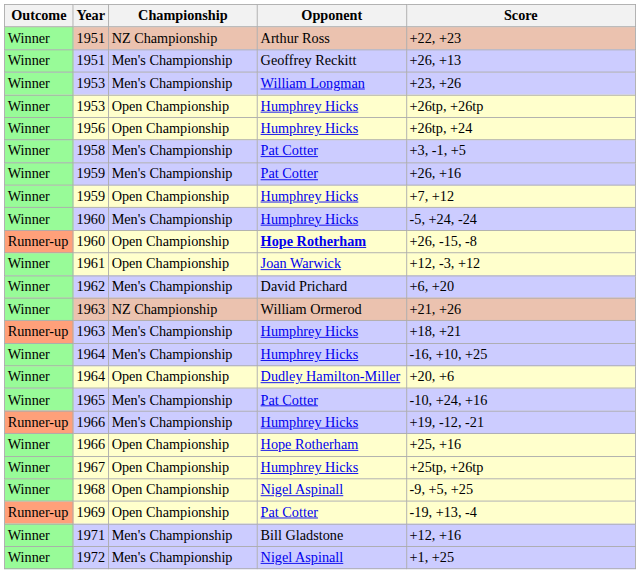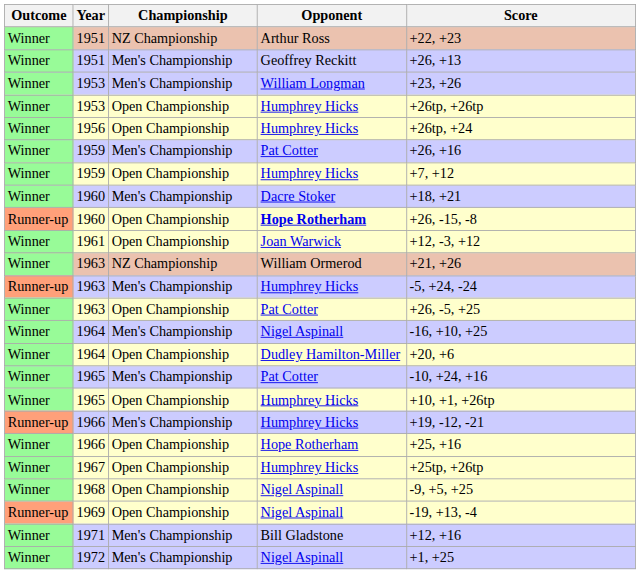- row: (91, 151)
(309, 219) Humphrey Hicks -> (298, 196) Dacre Stoker
(443, 219) -5, +24, -24 -> (435, 196) +18, +21
- row: (91, 286)
(435, 331) +18, +21 -> (443, 286) -5, +24, -24
+ row: (91, 309)
(309, 354) Humphrey Hicks -> (302, 331) Nigel Aspinall
+ row: (91, 399)
(289, 512) Pat Cotter -> (302, 512) Nigel Aspinall
